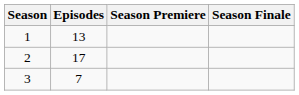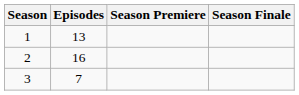(79, 57) 17 -> (79, 57) 16
